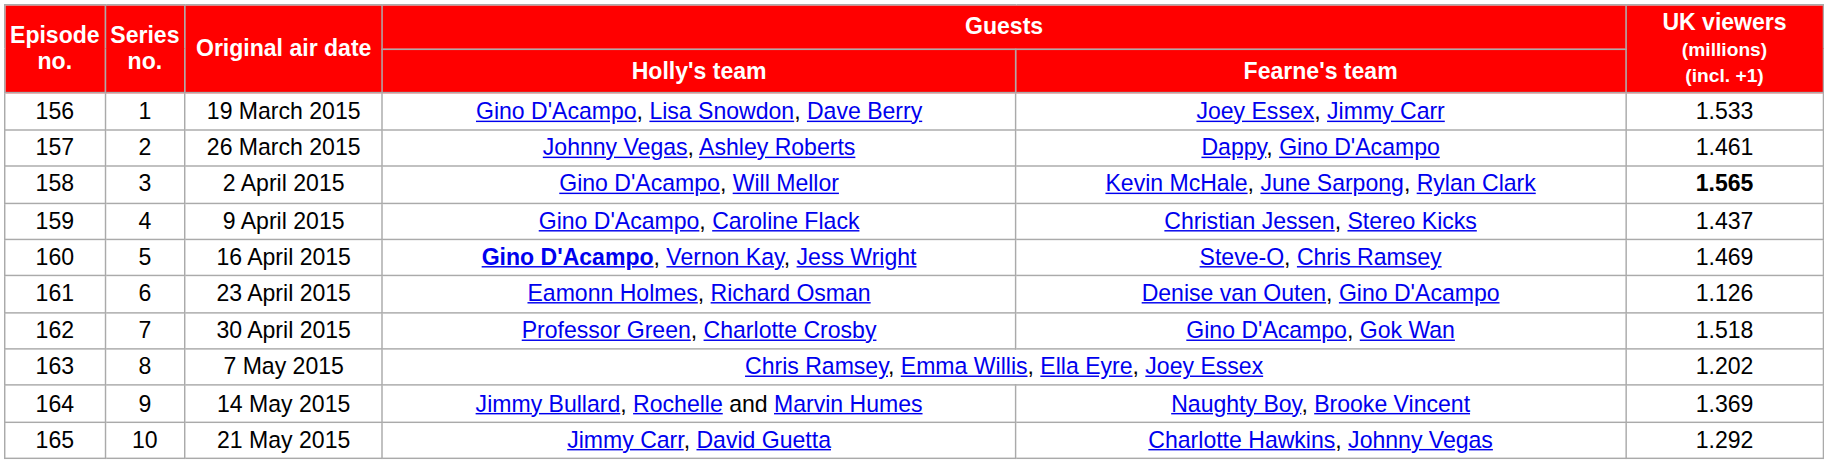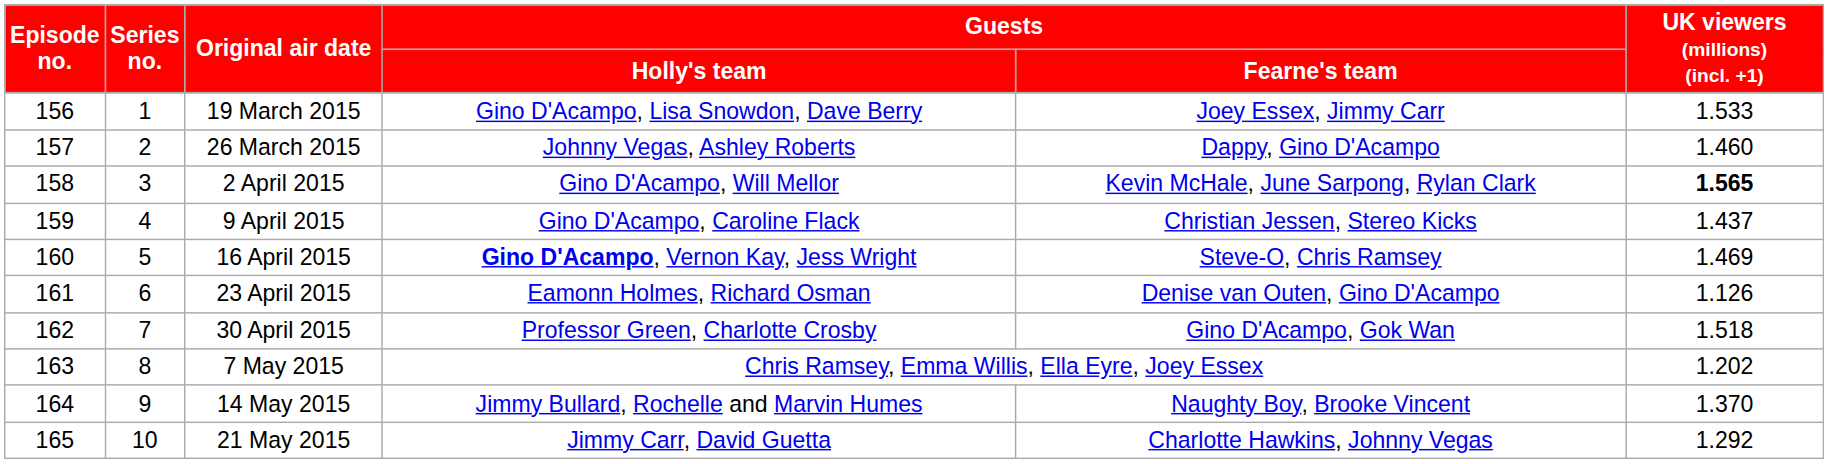(1725, 147) 1.461 -> (1725, 147) 1.460
(1725, 403) 1.369 -> (1725, 403) 1.370
